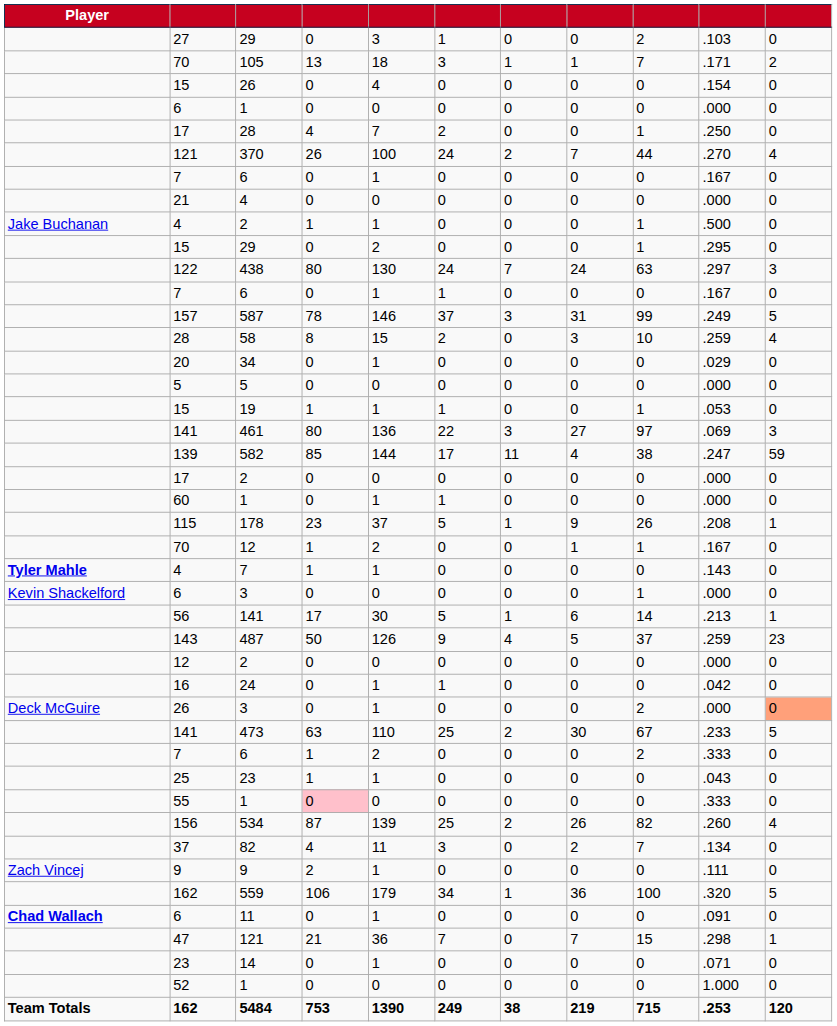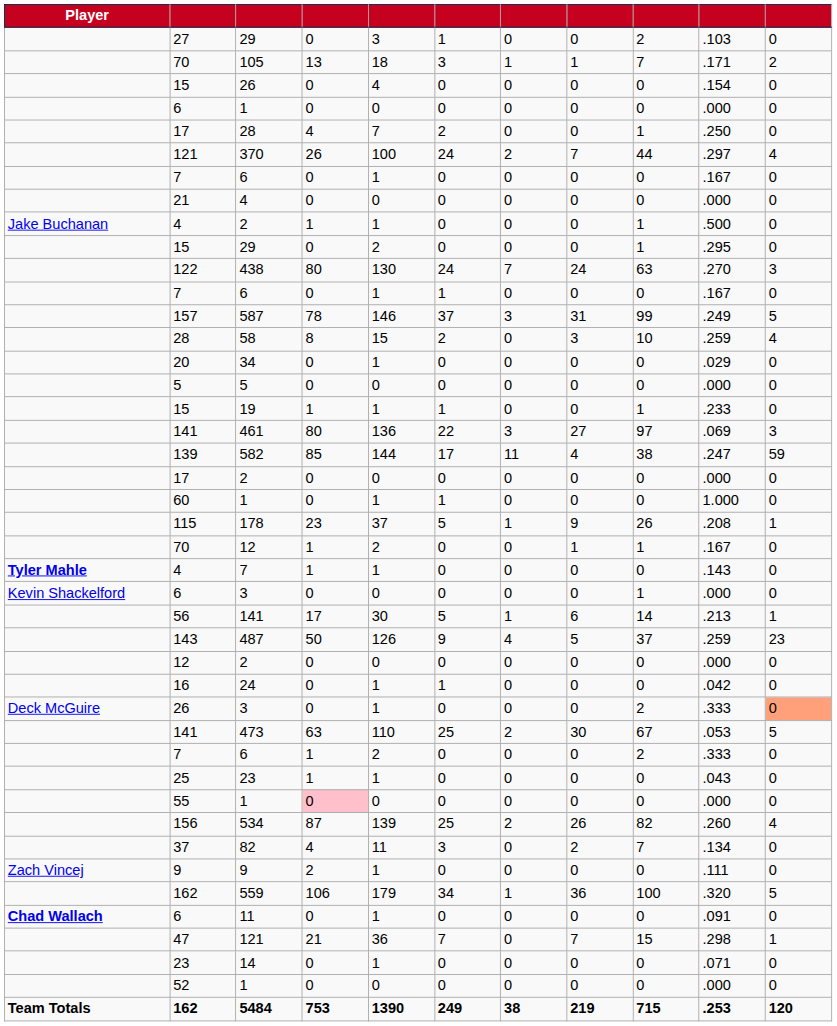(717, 154) .270 -> (717, 154) .297
(717, 270) .297 -> (717, 270) .270
(717, 408) .053 -> (717, 408) .233
(717, 500) .000 -> (721, 500) 1.000
(717, 708) .000 -> (717, 708) .333
(717, 731) .233 -> (717, 731) .053
(717, 801) .333 -> (717, 801) .000
(721, 985) 1.000 -> (717, 985) .000
